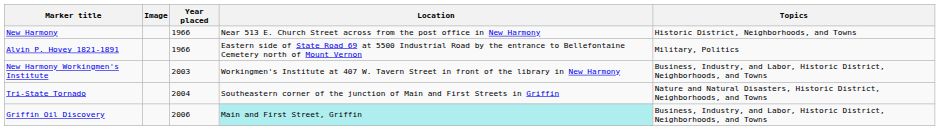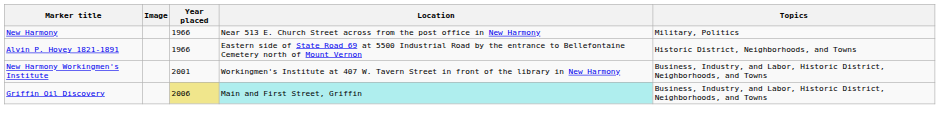(756, 32) Historic District, Neighborhoods, and Towns -> (697, 32) Military, Politics
(697, 50) Military, Politics -> (756, 50) Historic District, Neighborhoods, and Towns
(181, 71) 2003 -> (181, 71) 2001
- row: (46, 93)
(181, 115) no background -> (181, 93) khaki background
